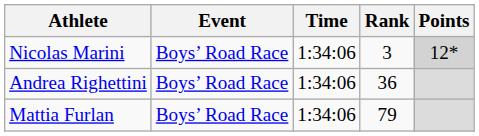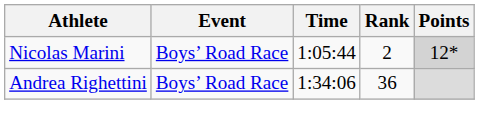(327, 52) 1:34:06 -> (327, 52) 1:05:44
(387, 52) 3 -> (387, 52) 2
- row: (62, 115)
